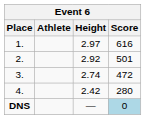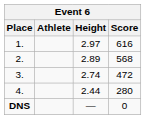(91, 59) 2.92 -> (91, 59) 2.89
(125, 59) 501 -> (125, 59) 568
(91, 91) 2.42 -> (91, 91) 2.44
(125, 106) lightblue background -> (125, 106) no background
